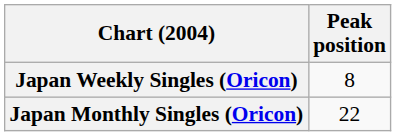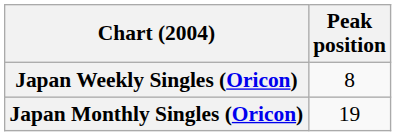(349, 113) 22 -> (349, 113) 19
